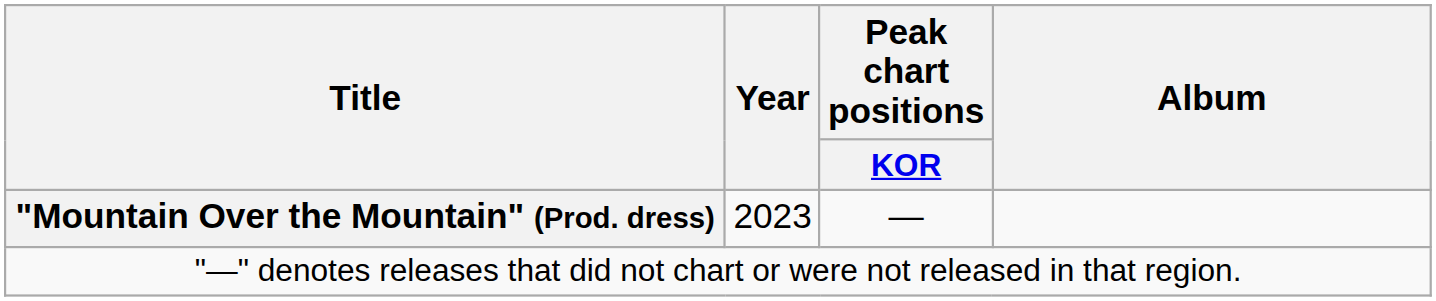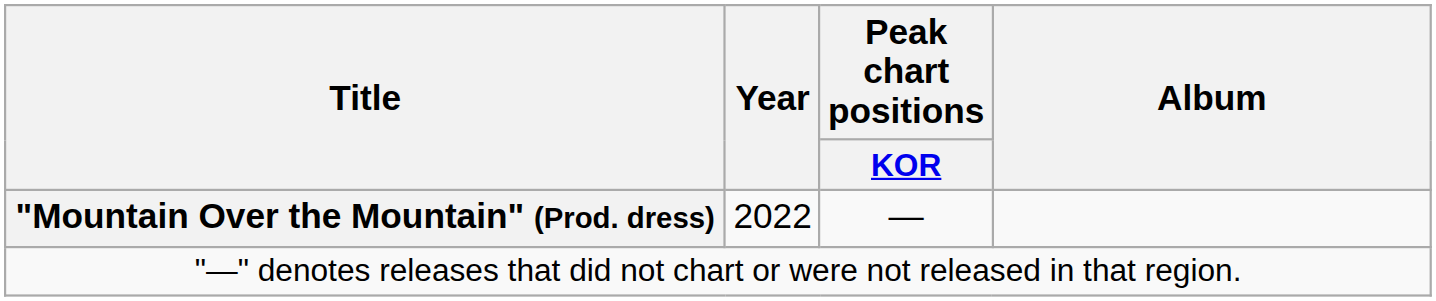(773, 217) 2023 -> (773, 217) 2022
